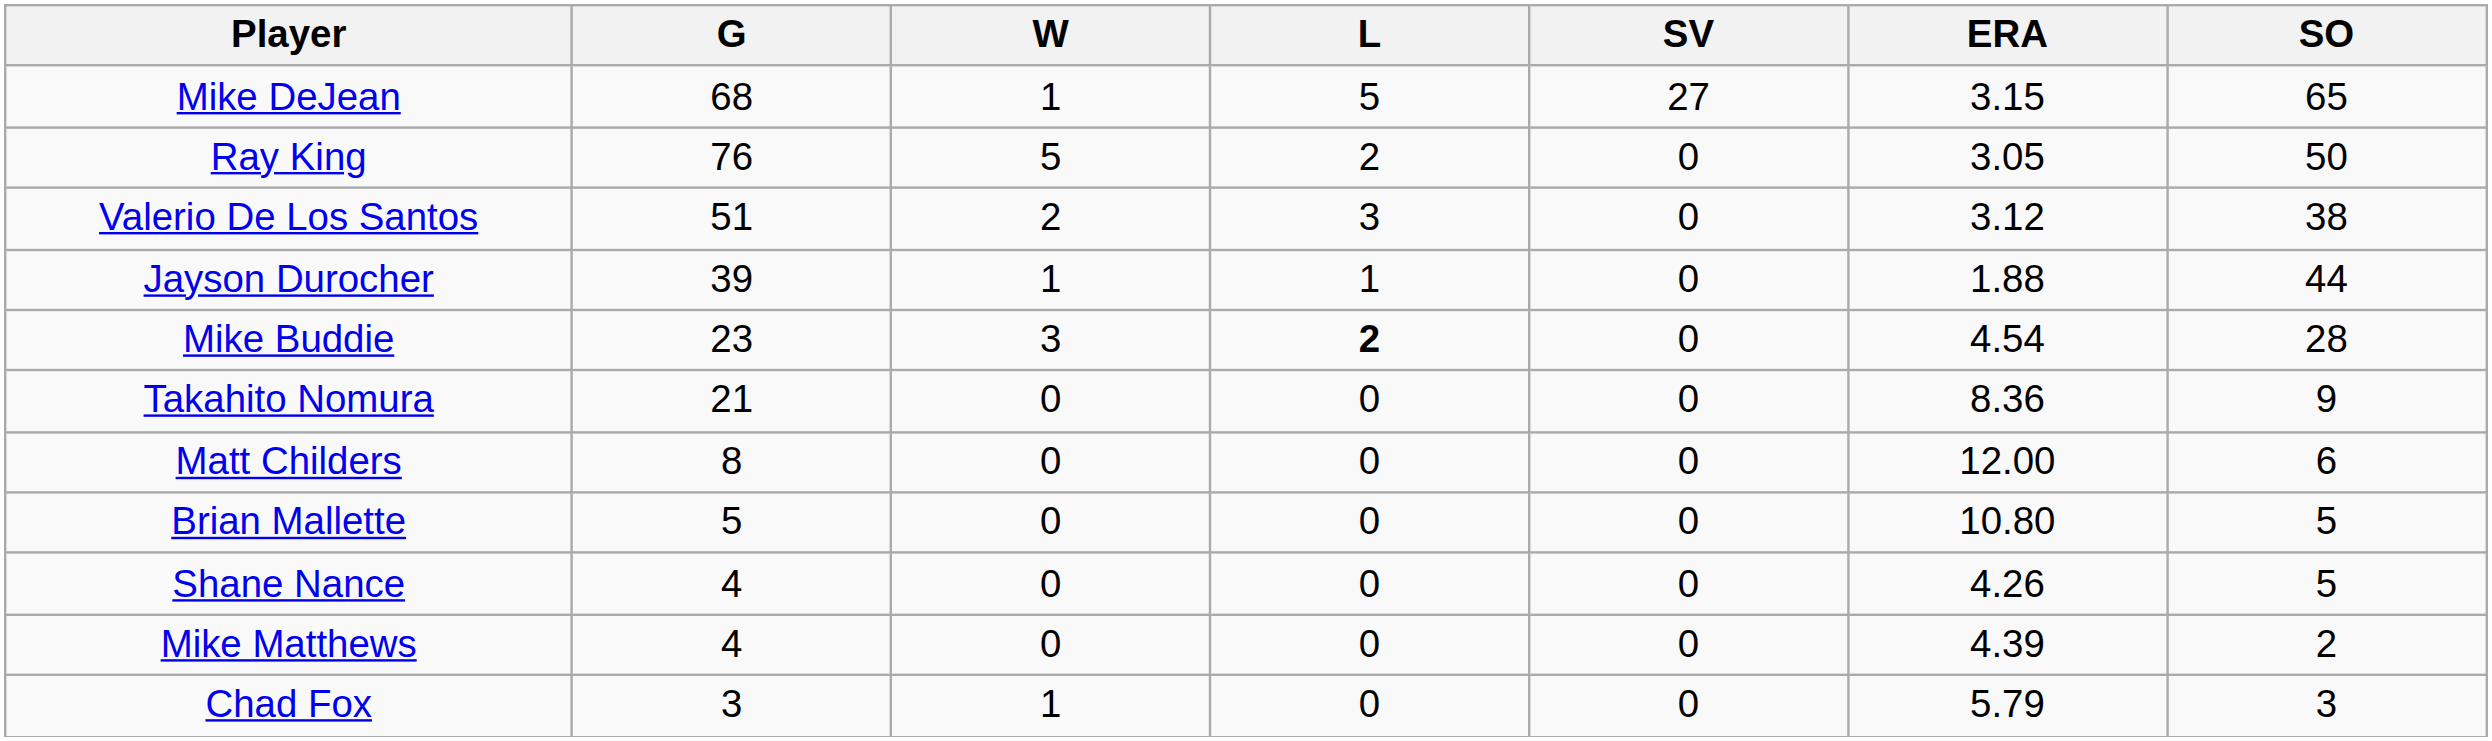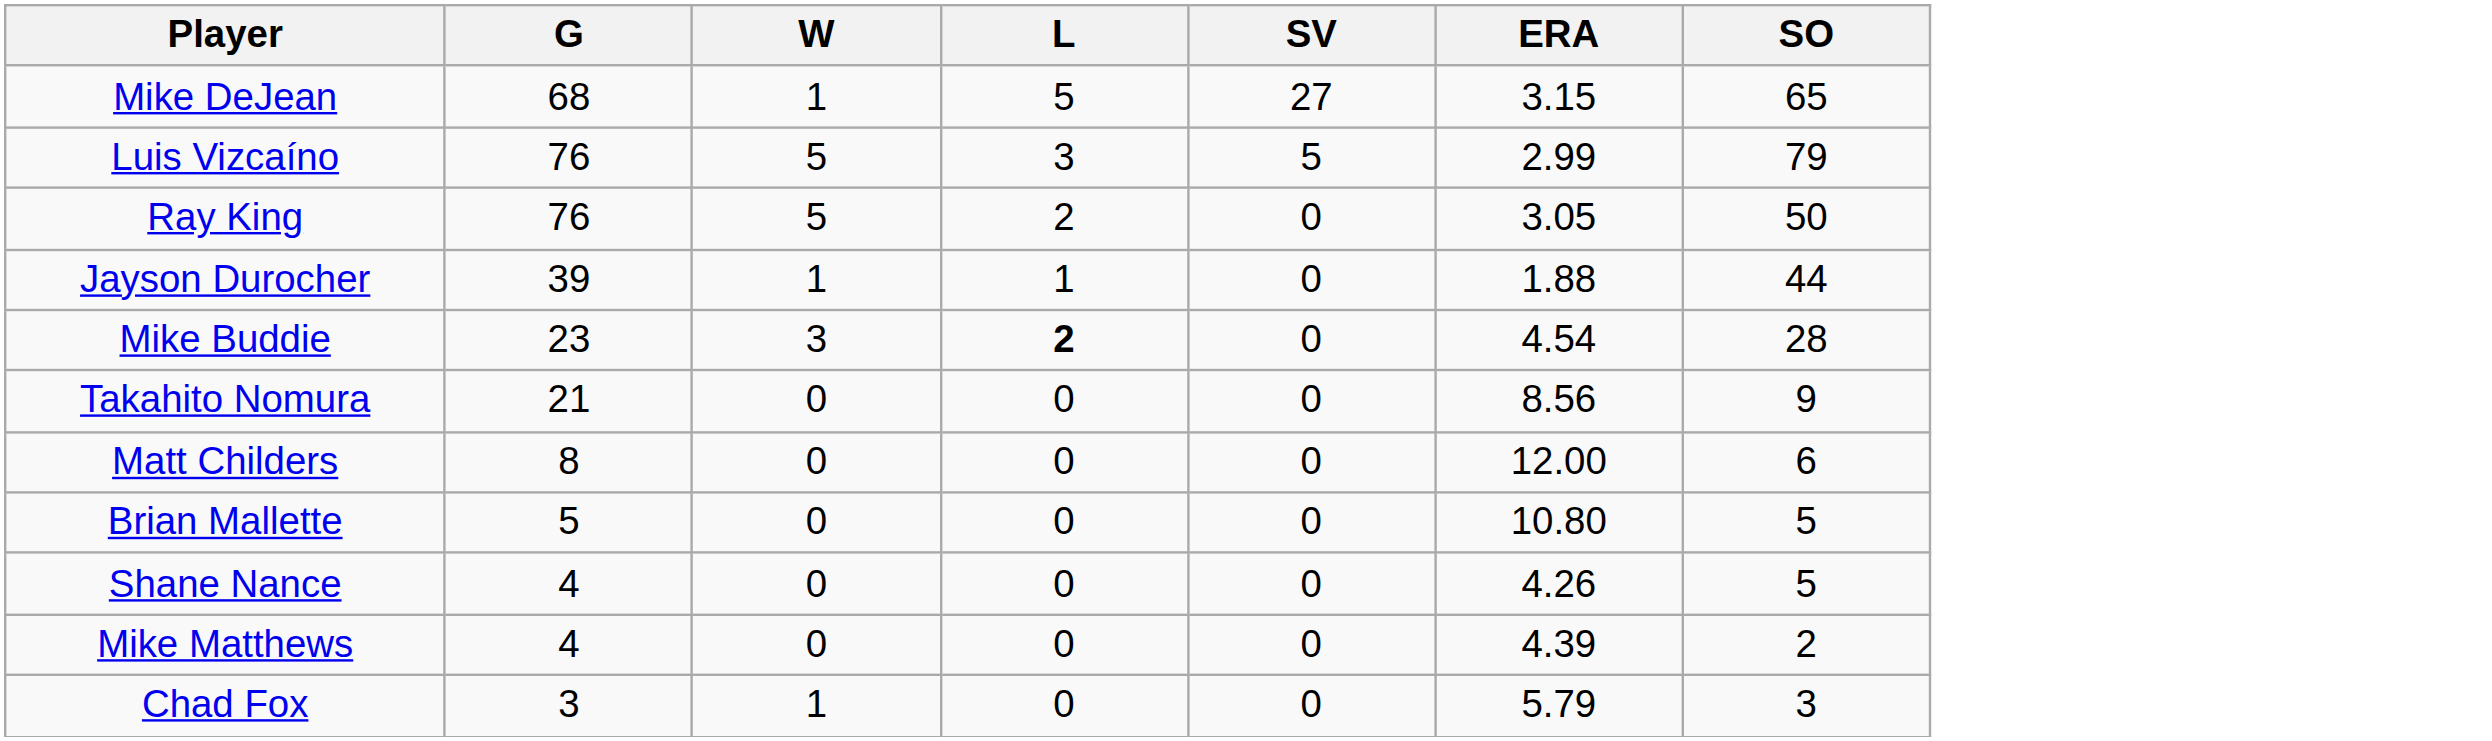+ row: (225, 156)
- row: (289, 217)
(2007, 400) 8.36 -> (1559, 400) 8.56
